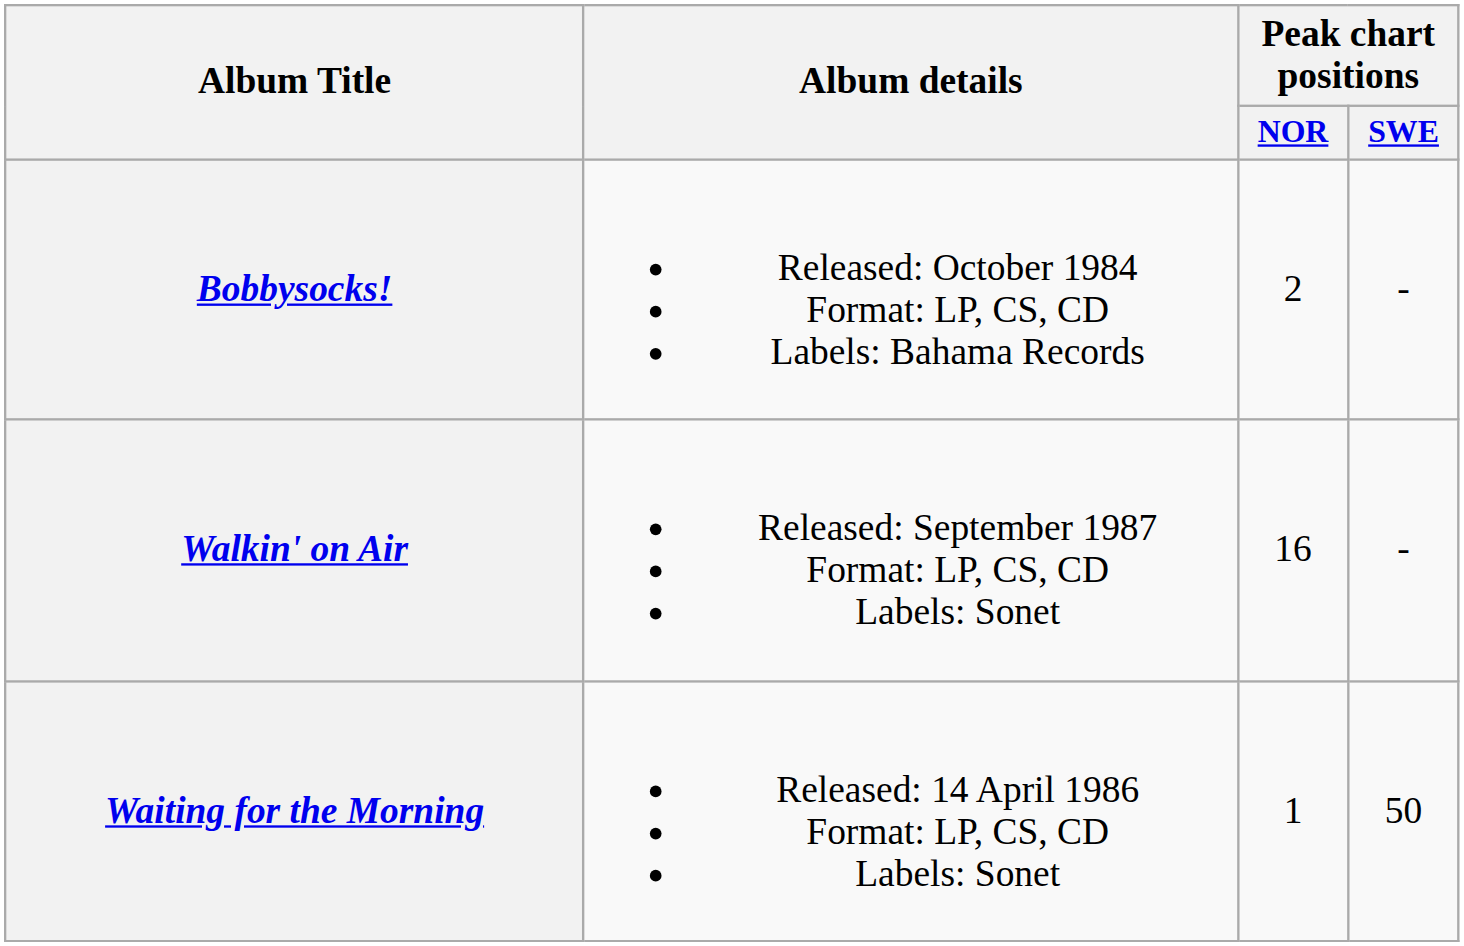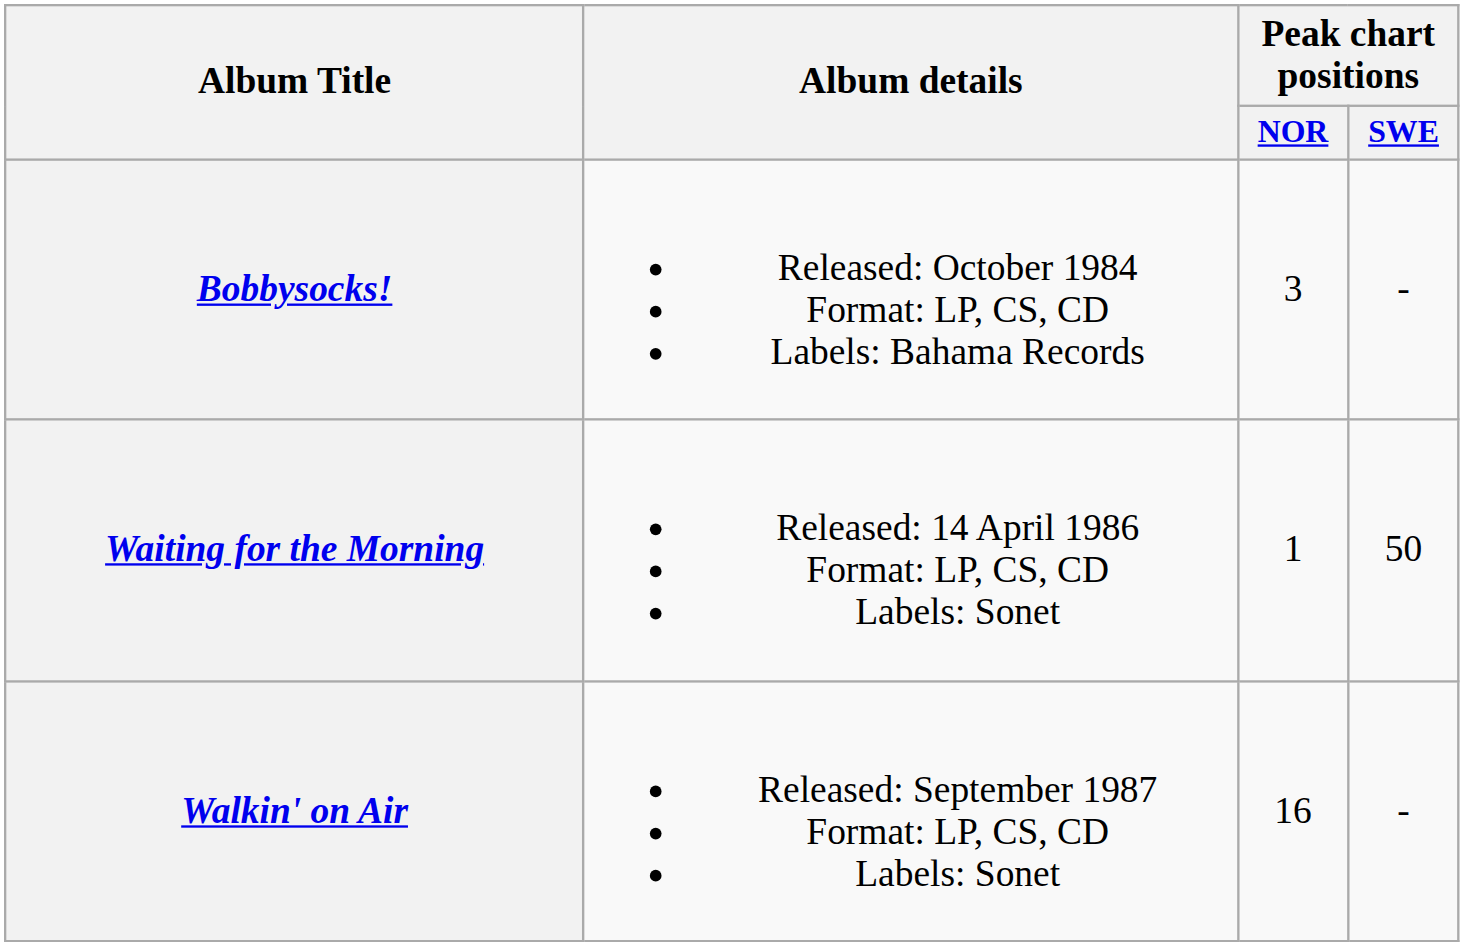(1293, 288) 2 -> (1293, 288) 3
rows swapped: (295, 810) <-> (295, 549)
